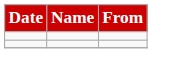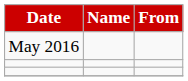+ row: (44, 45)
